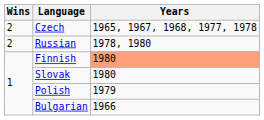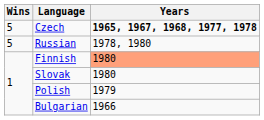(10, 28) 2 -> (10, 28) 5
(175, 28) normal -> (175, 28) bold
(10, 44) 2 -> (10, 44) 5
